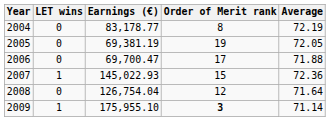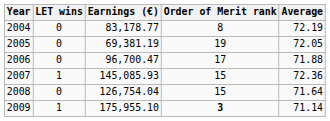(132, 61) 69,700.47 -> (132, 61) 96,700.47
(129, 77) 145,022.93 -> (129, 77) 145,085.93
(220, 92) 12 -> (220, 92) 15
